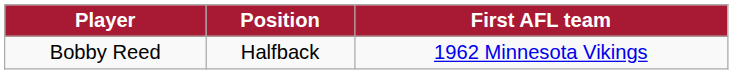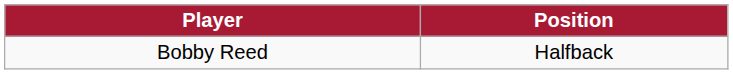- column: (541, 20)
